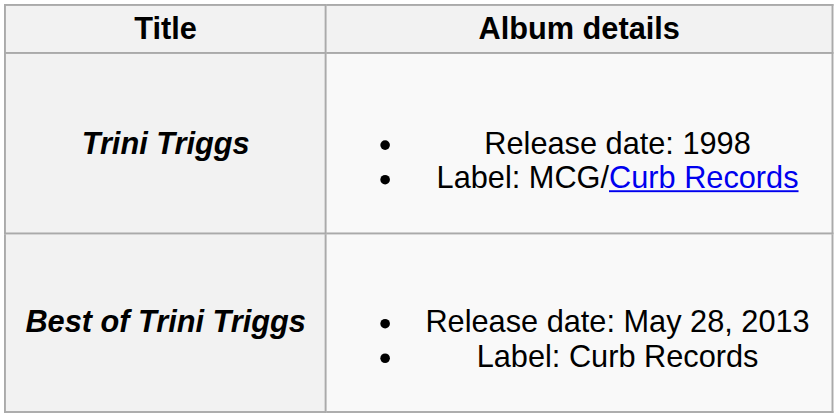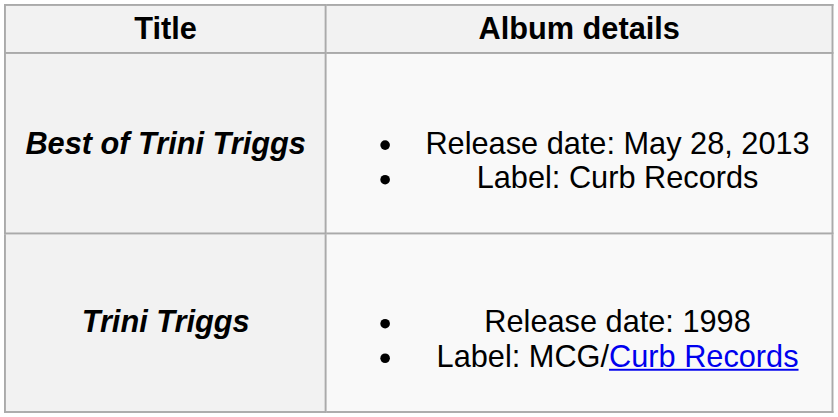rows swapped: (166, 142) <-> (166, 322)
